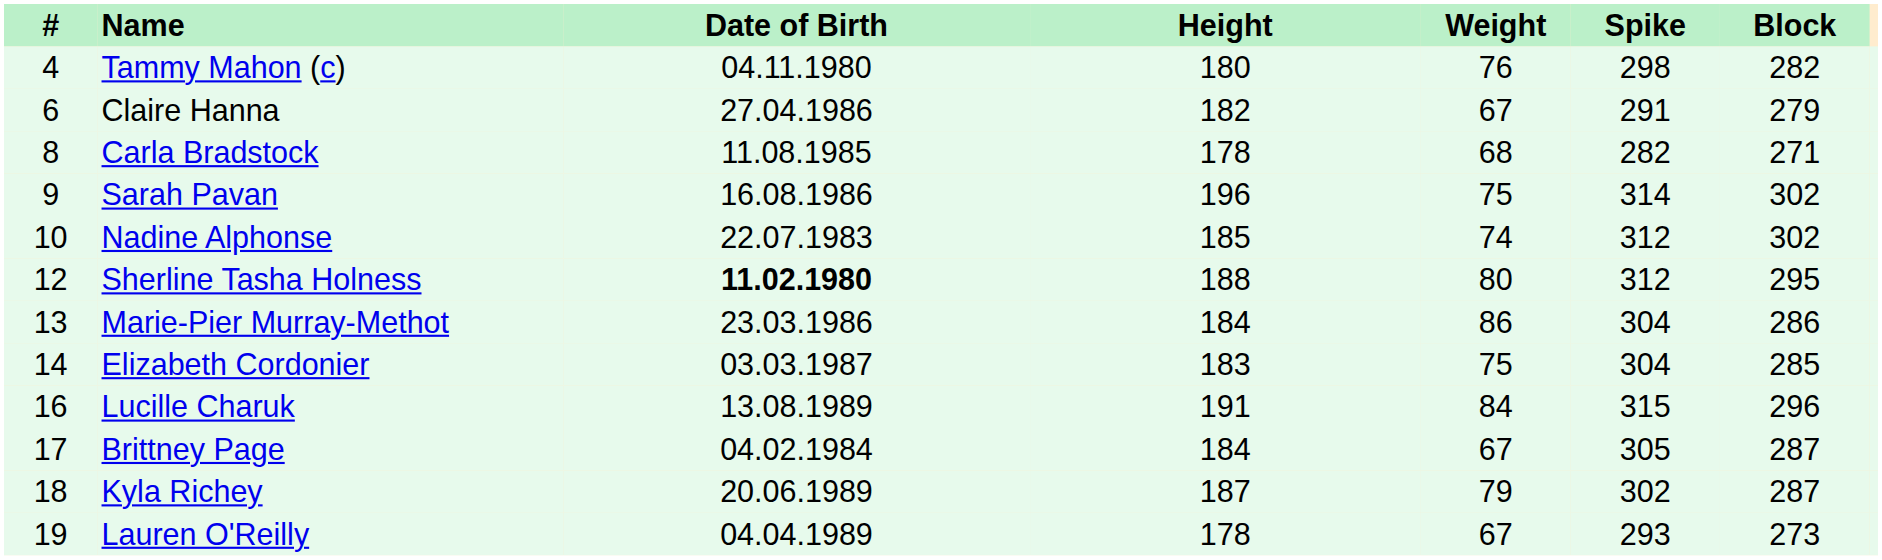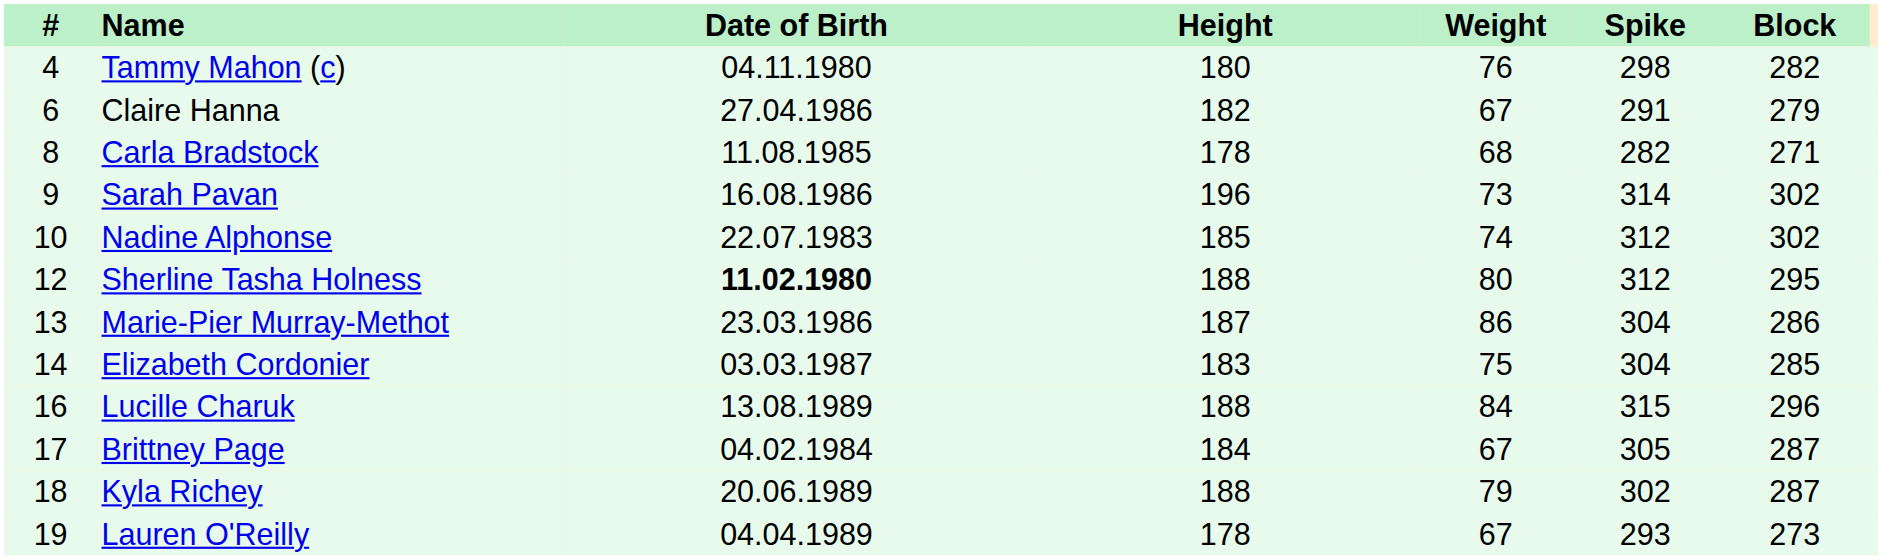(1496, 195) 75 -> (1496, 195) 73
(1225, 322) 184 -> (1225, 322) 187
(1225, 407) 191 -> (1225, 407) 188
(1225, 492) 187 -> (1225, 492) 188
